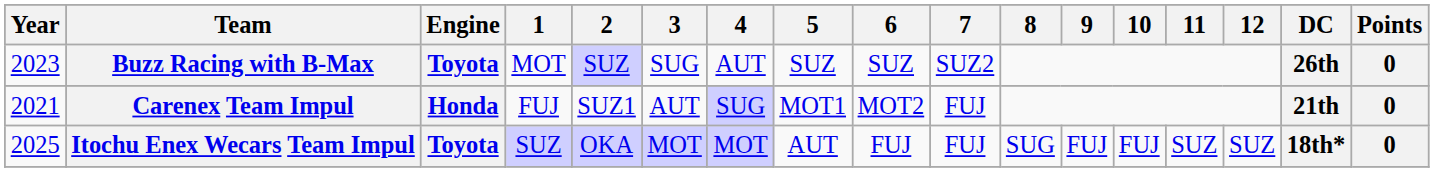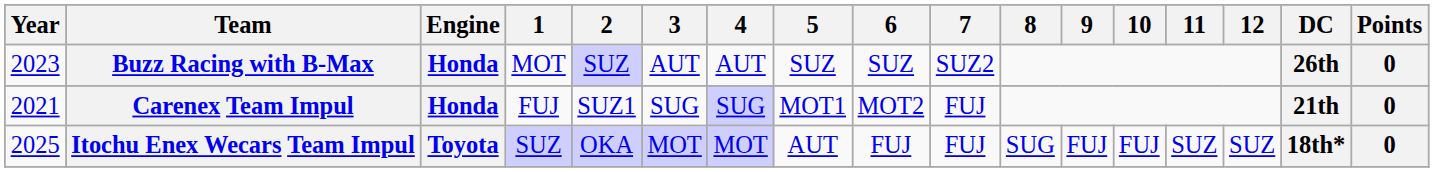(463, 64) Toyota -> (463, 64) Honda
(675, 64) SUG -> (675, 64) AUT
(675, 105) AUT -> (675, 105) SUG
